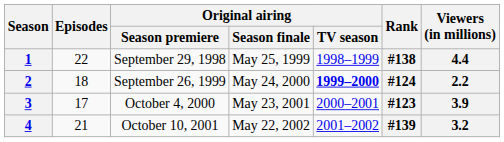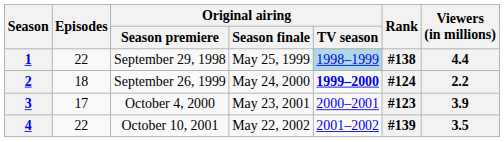(348, 59) no background -> (348, 59) lightblue background
(81, 125) 21 -> (81, 125) 22
(460, 125) 3.2 -> (460, 125) 3.5
